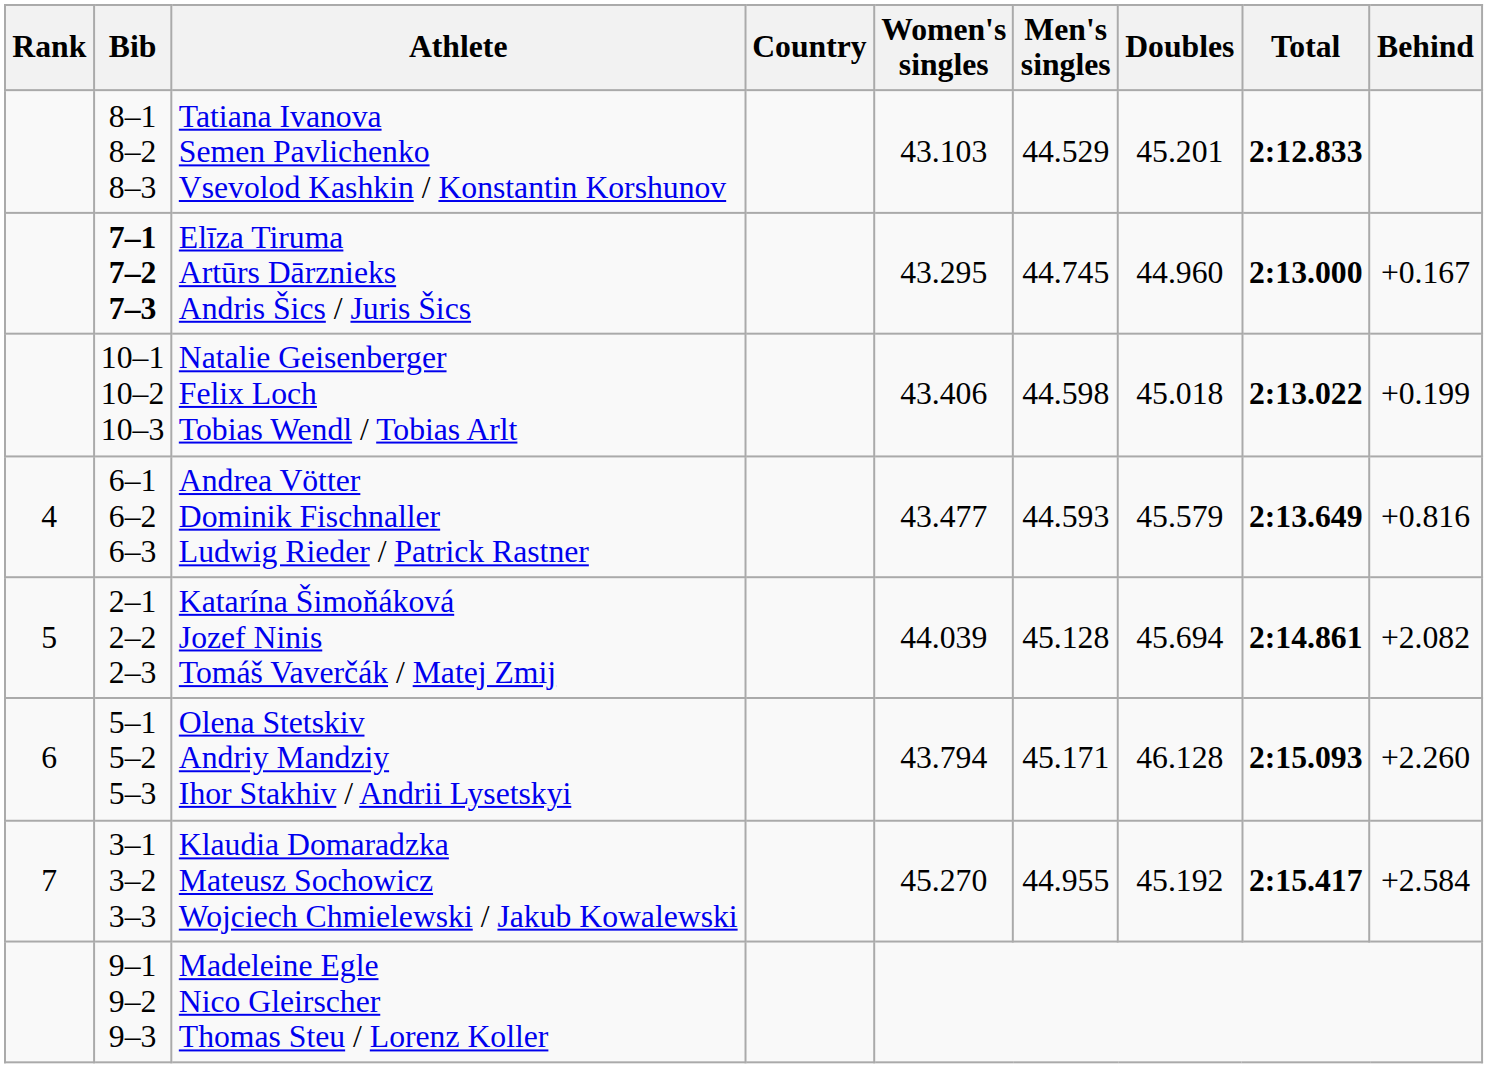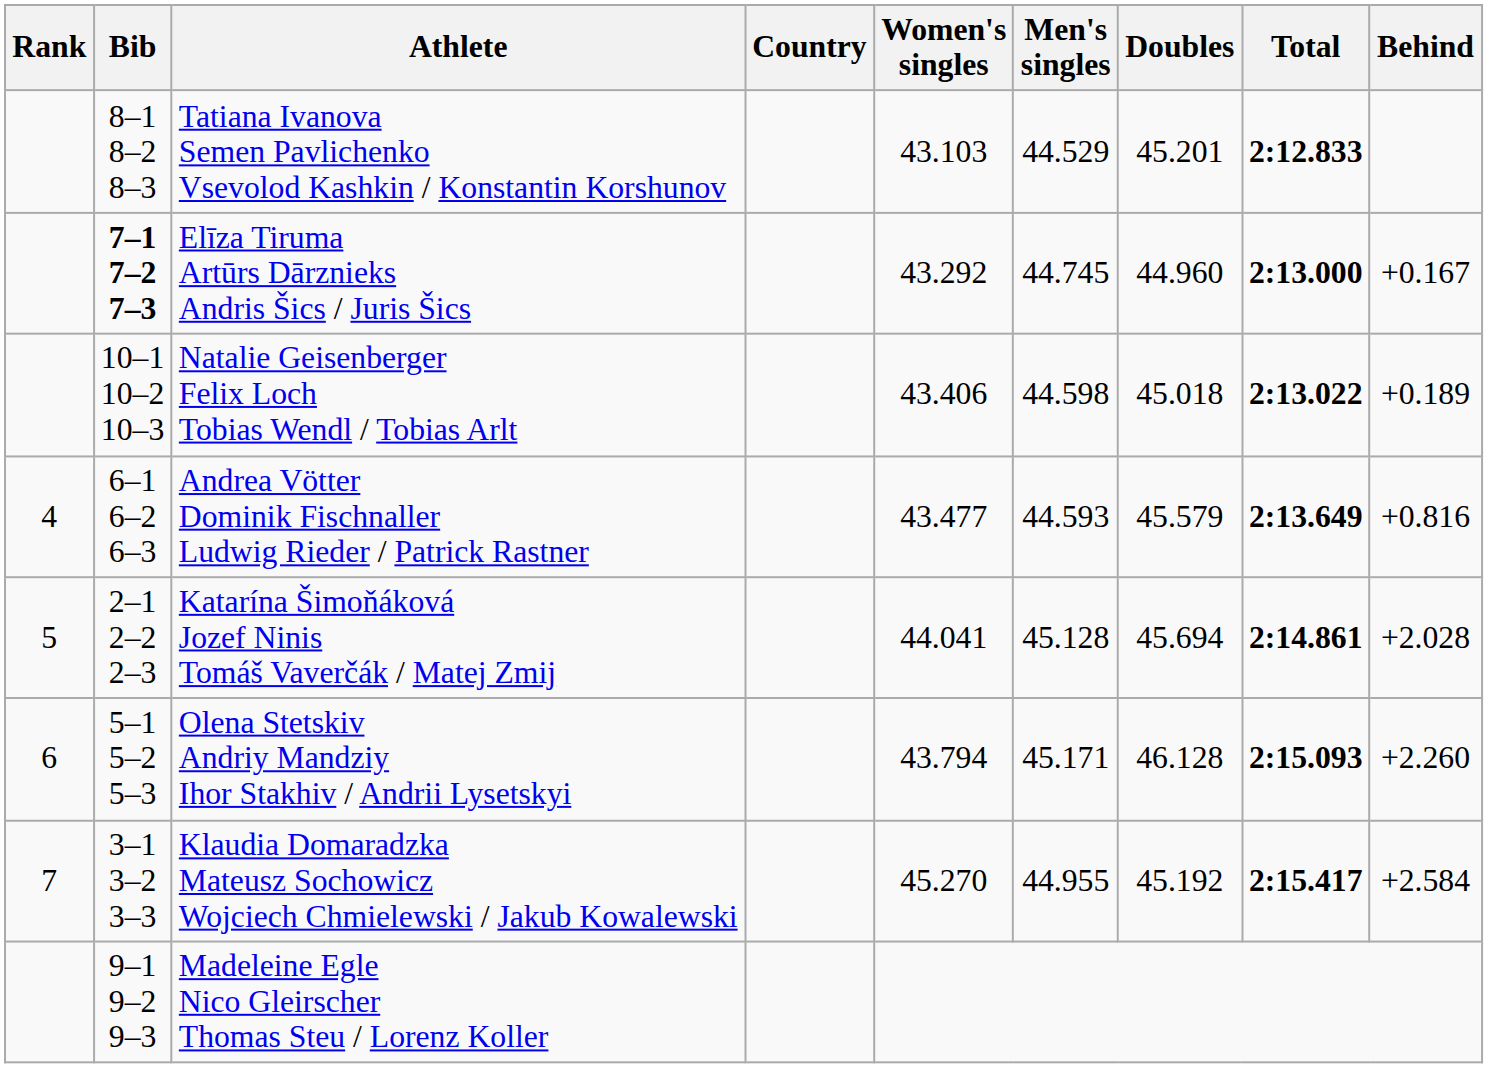(944, 272) 43.295 -> (944, 272) 43.292
(1425, 394) +0.199 -> (1425, 394) +0.189
(944, 637) 44.039 -> (944, 637) 44.041
(1425, 637) +2.082 -> (1425, 637) +2.028
